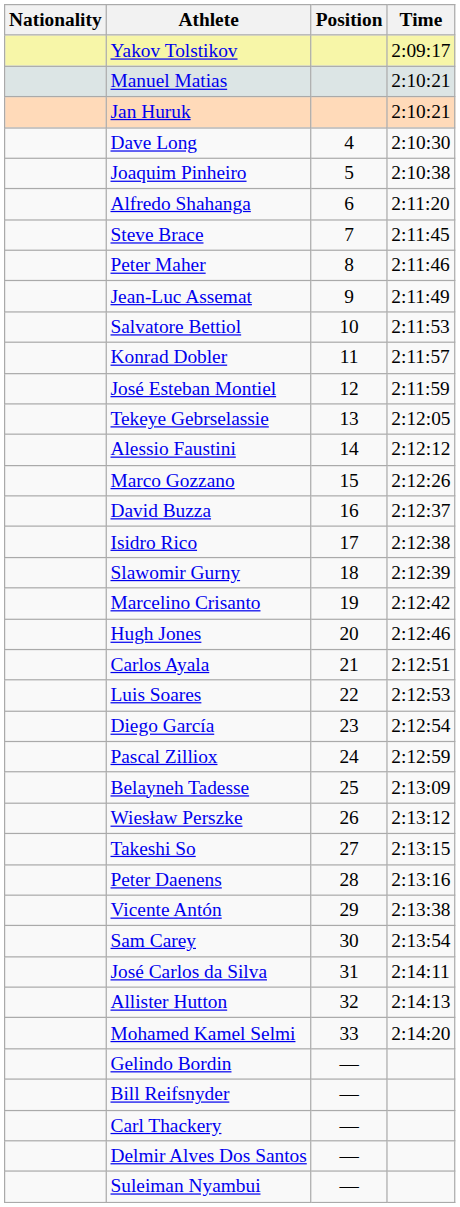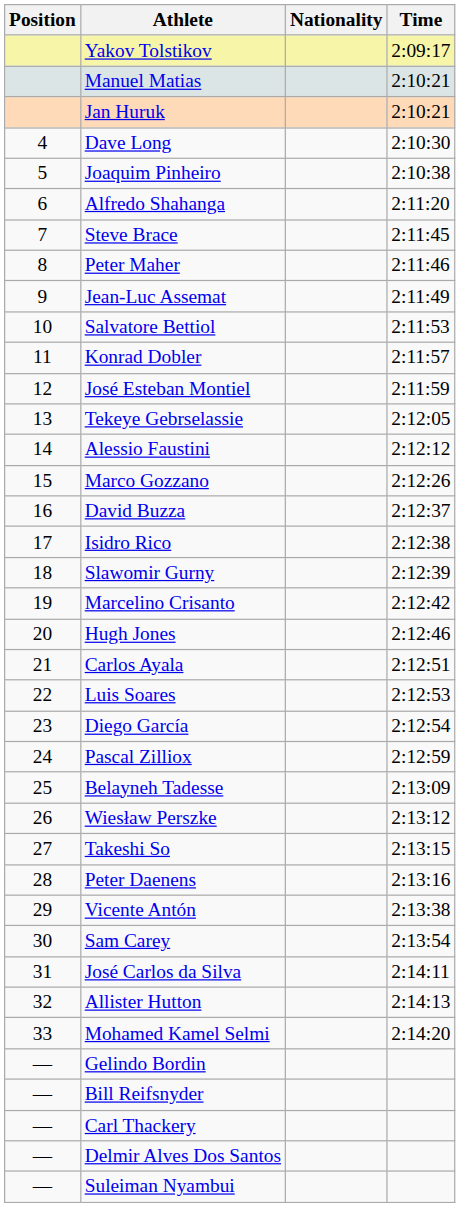columns swapped: (349, 19) <-> (55, 19)
